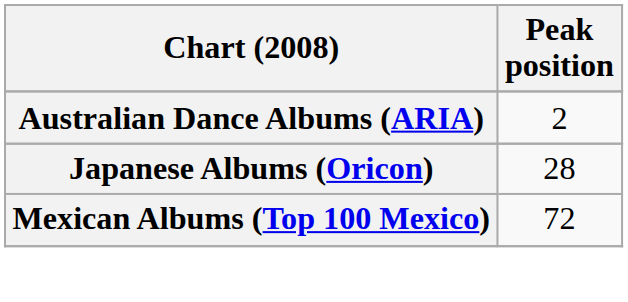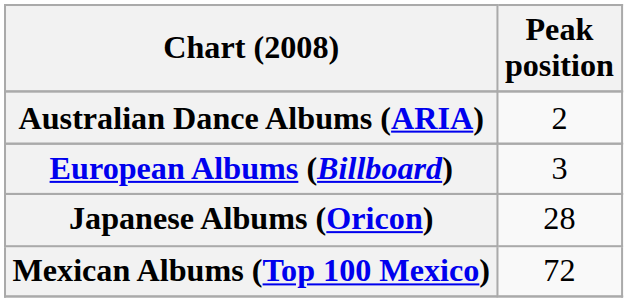+ row: (251, 168)
